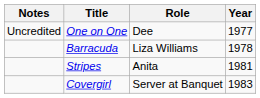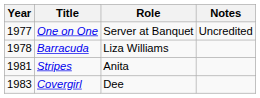columns swapped: (240, 13) <-> (34, 13)
(143, 31) Dee -> (148, 31) Server at Banquet
(178, 84) Server at Banquet -> (113, 84) Dee
